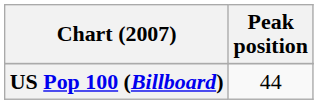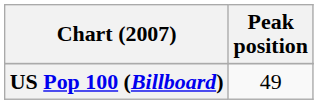(271, 81) 44 -> (271, 81) 49
